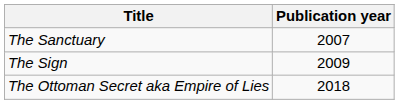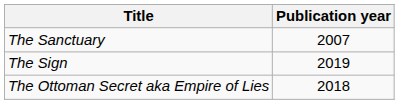(334, 63) 2009 -> (334, 63) 2019
